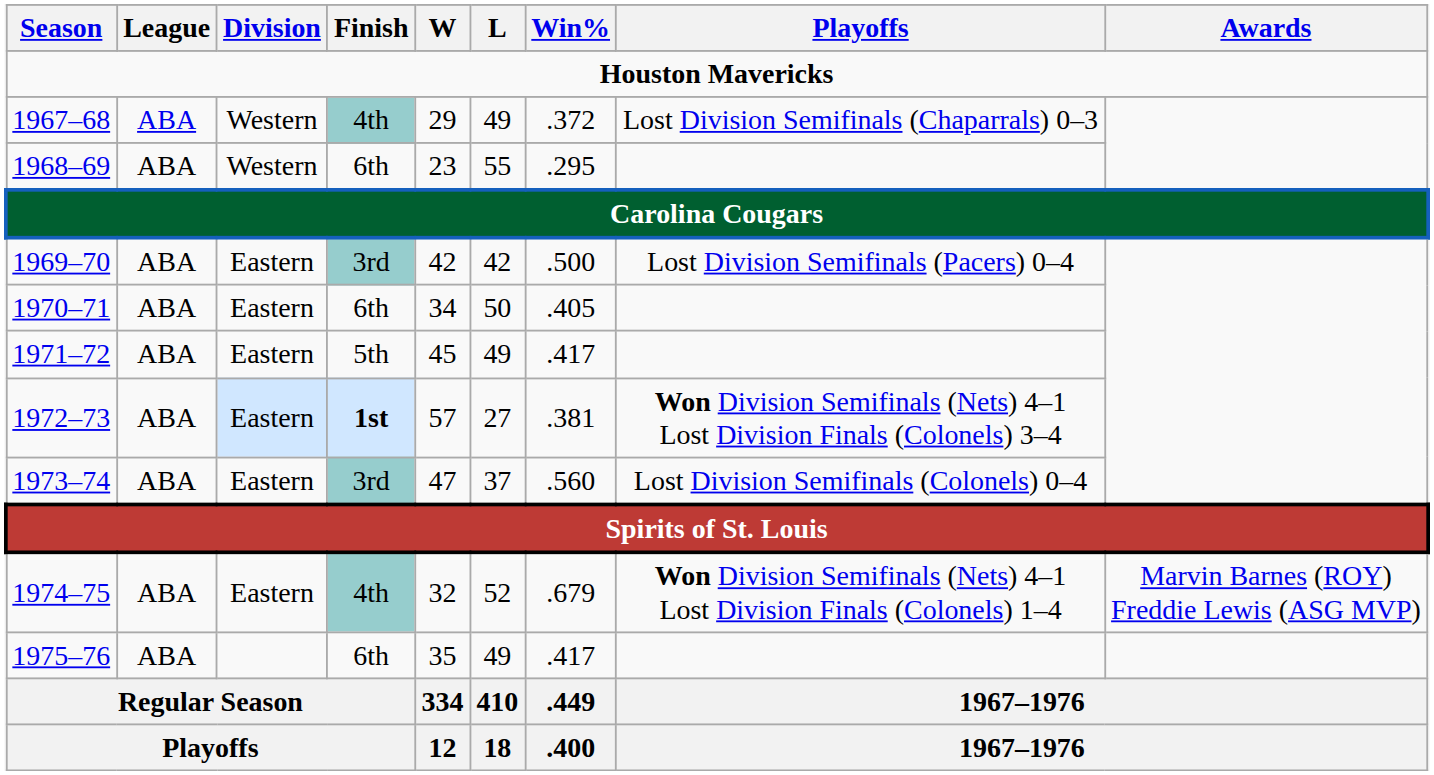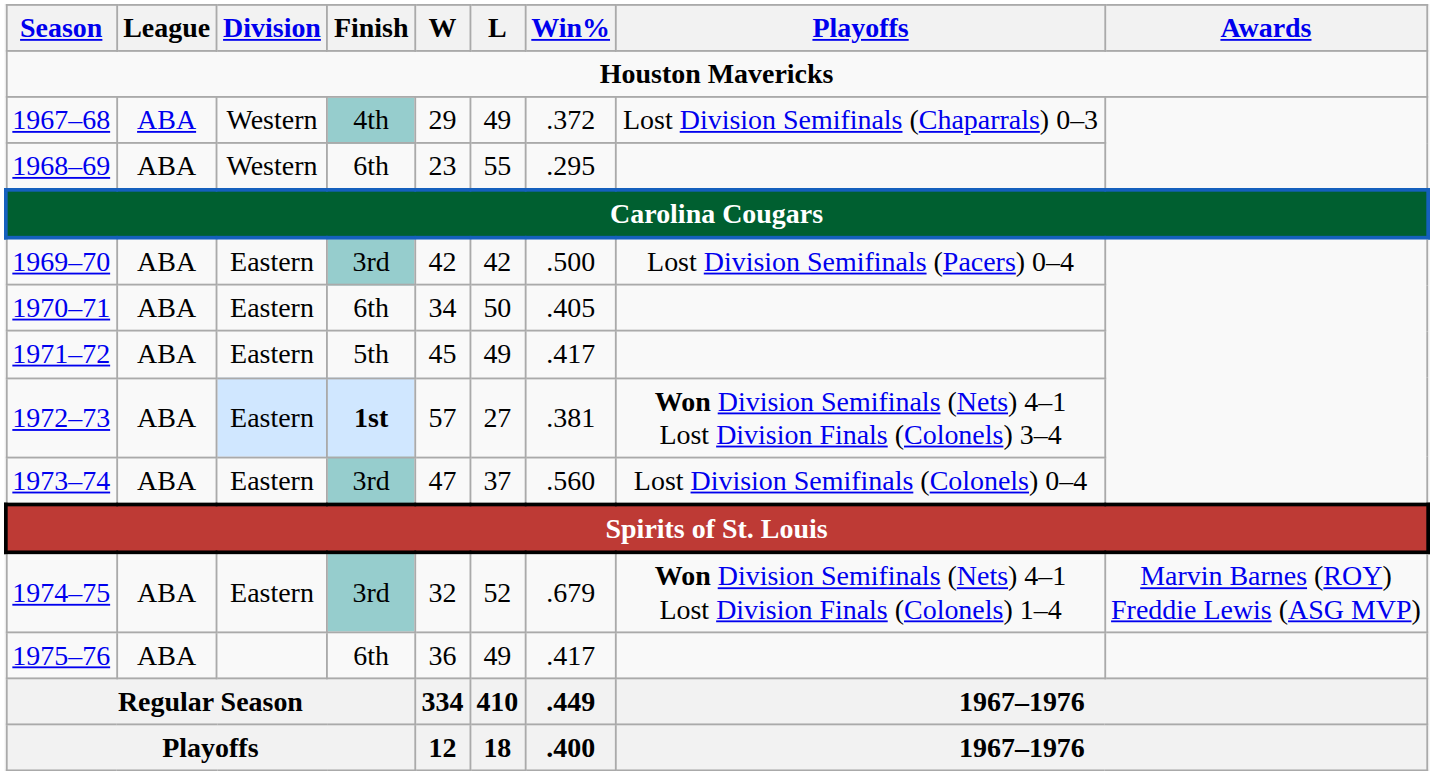(371, 592) 4th -> (371, 592) 3rd
(442, 654) 35 -> (442, 654) 36
